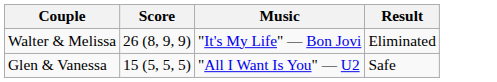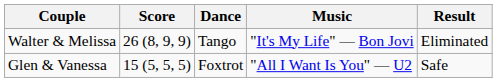+ column: (221, 16)
